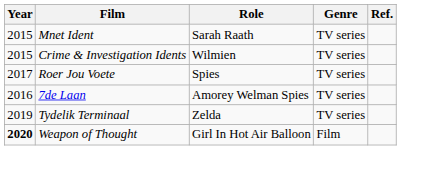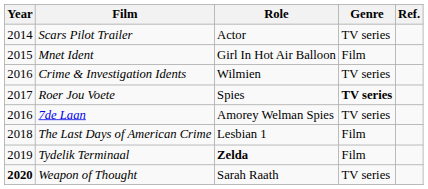+ row: (85, 34)
(223, 34) Sarah Raath -> (276, 54) Girl In Hot Air Balloon
(341, 34) TV series -> (354, 54) Film
(20, 54) 2015 -> (20, 74) 2016
(341, 74) normal -> (367, 94) bold
+ row: (125, 134)
(206, 114) normal -> (233, 154) bold
(341, 114) TV series -> (354, 154) Film
(251, 134) Girl In Hot Air Balloon -> (248, 174) Sarah Raath
(328, 134) Film -> (366, 174) TV series
